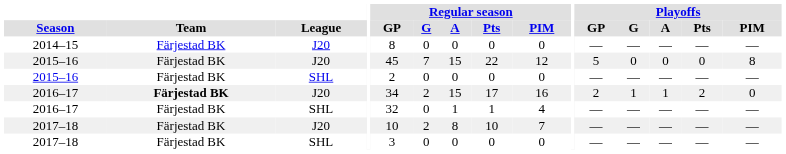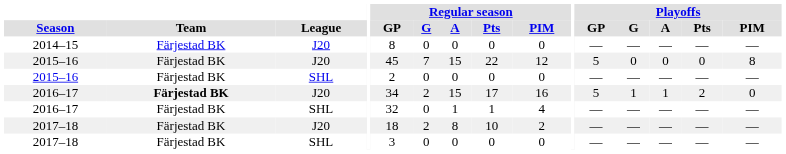(596, 93) 2 -> (596, 93) 5
(392, 125) 10 -> (392, 125) 18
(542, 125) 7 -> (542, 125) 2
